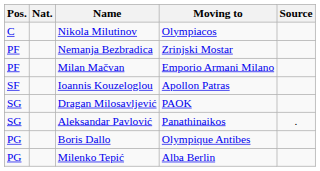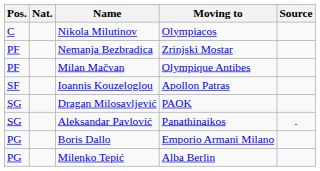(218, 67) Emporio Armani Milano -> (206, 67) Olympique Antibes
(206, 139) Olympique Antibes -> (218, 139) Emporio Armani Milano
